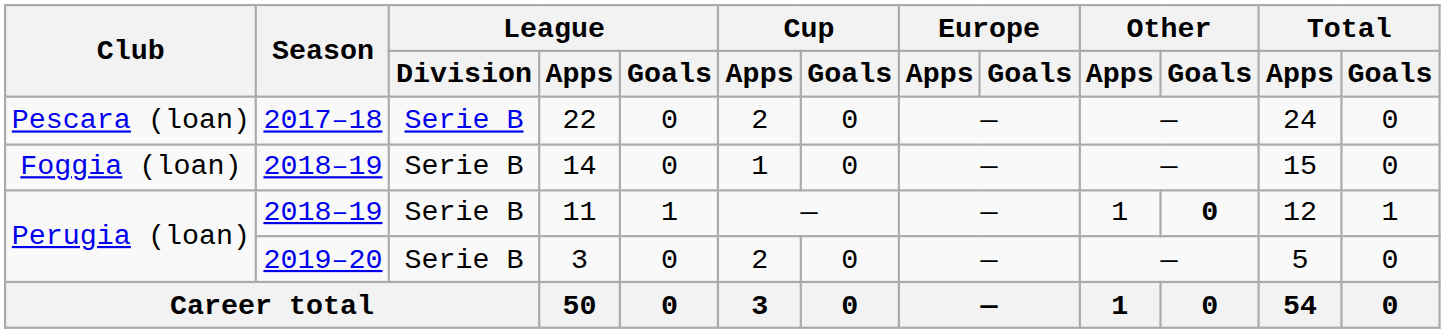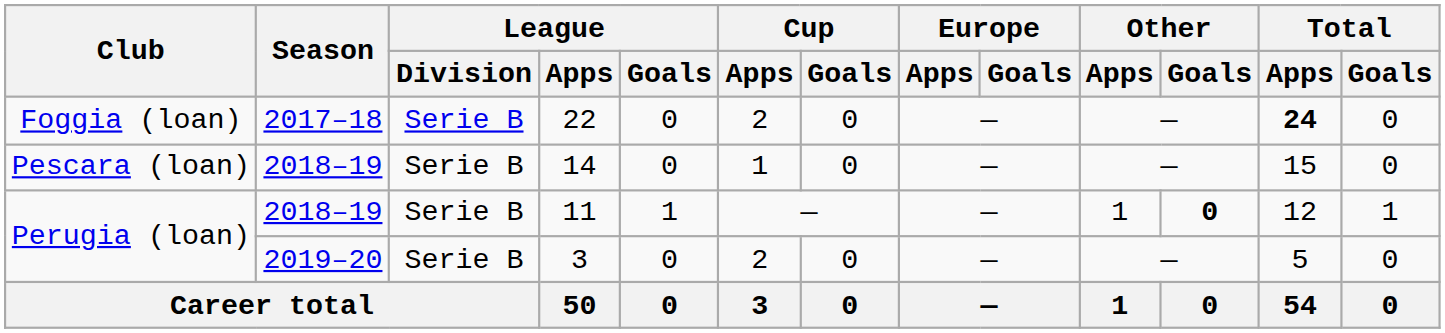(131, 121) Pescara (loan) -> (131, 121) Foggia (loan)
(1300, 121) normal -> (1300, 121) bold
(131, 167) Foggia (loan) -> (131, 167) Pescara (loan)
